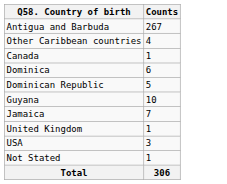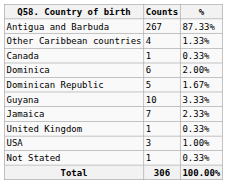+ column: (201, 12)
